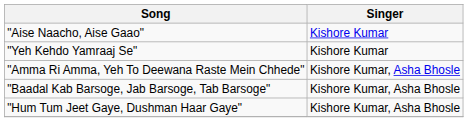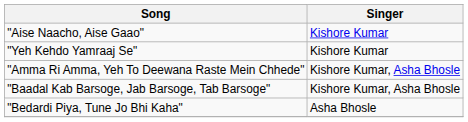- row: (125, 108)
+ row: (95, 108)
